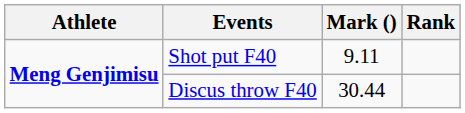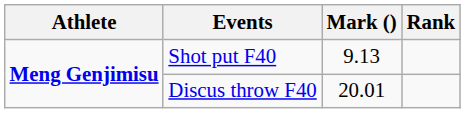(362, 56) 9.11 -> (362, 56) 9.13
(362, 90) 30.44 -> (362, 90) 20.01
